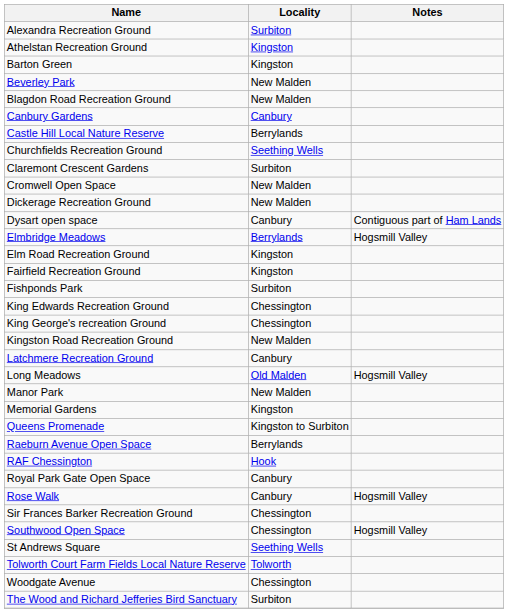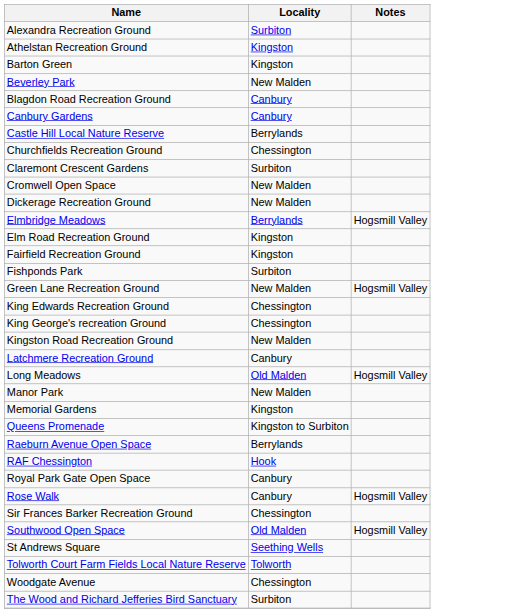(281, 99) New Malden -> (271, 99) Canbury
(287, 151) Seething Wells -> (281, 151) Chessington
- row: (52, 220)
+ row: (83, 289)
(281, 530) Chessington -> (279, 530) Old Malden
